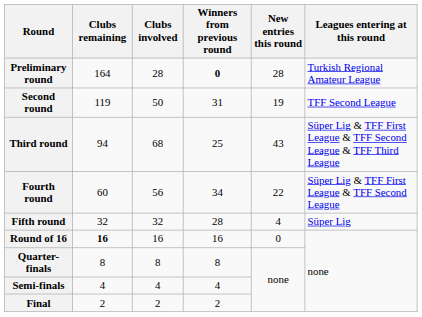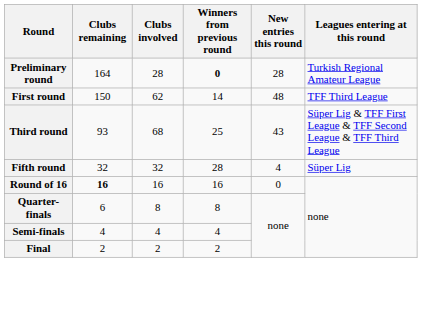+ row: (38, 96)
- row: (38, 102)
(102, 144) 94 -> (102, 132) 93
- row: (38, 192)
(102, 262) 8 -> (102, 208) 6
